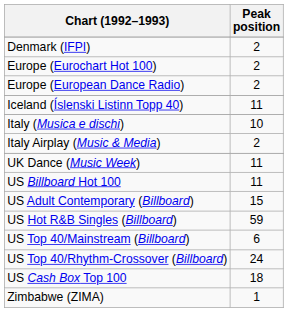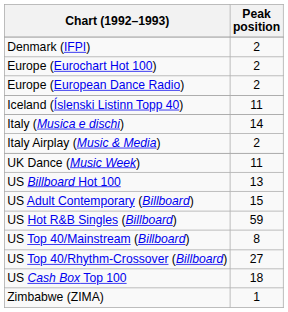(257, 124) 10 -> (257, 124) 14
(257, 182) 11 -> (257, 182) 13
(257, 239) 6 -> (257, 239) 8
(257, 259) 24 -> (257, 259) 27
